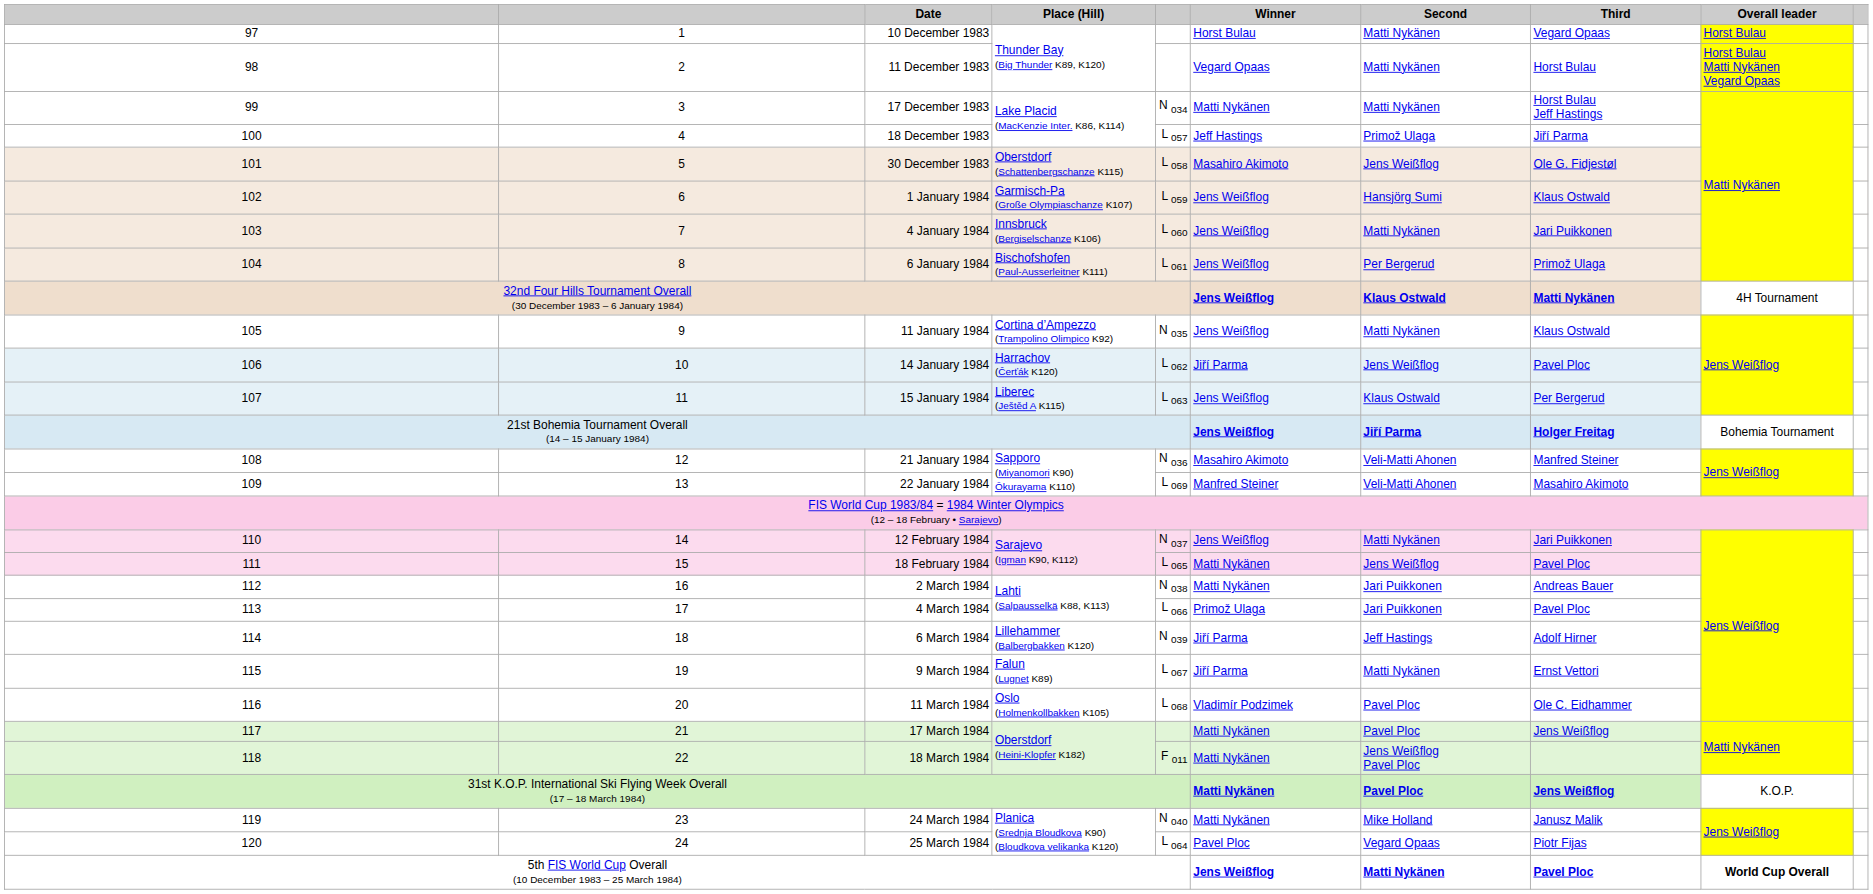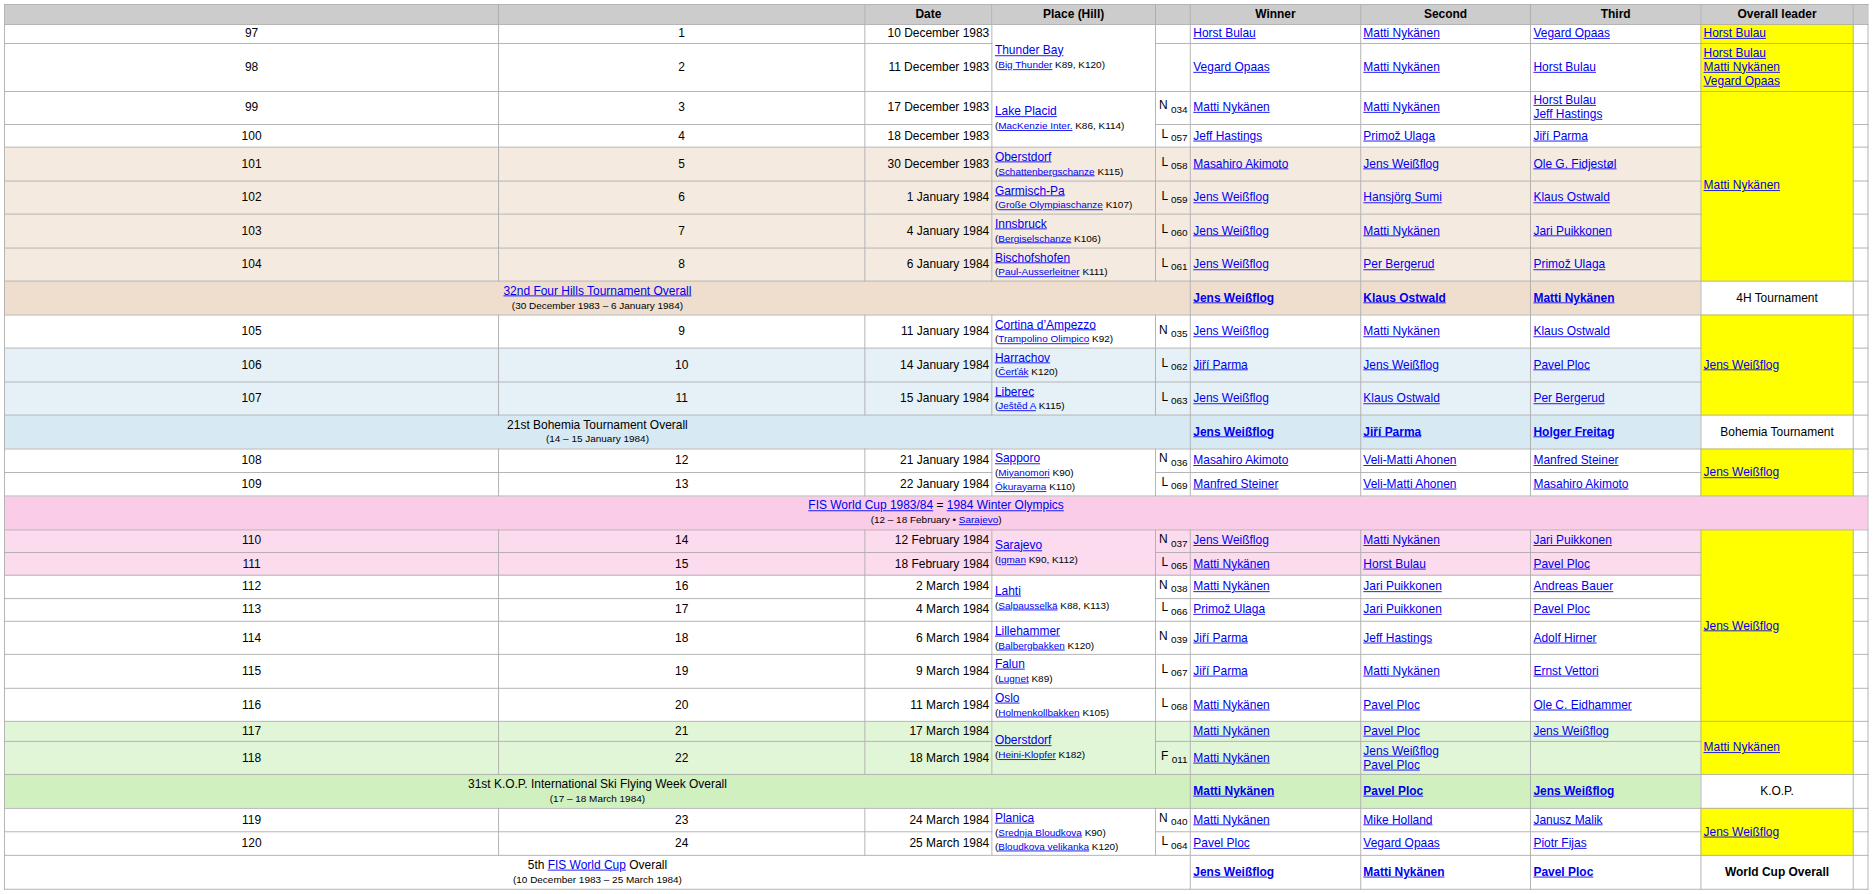(1401, 563) Jens Weißflog -> (1395, 563) Horst Bulau
(1243, 704) Vladimír Podzimek -> (1231, 704) Matti Nykänen
